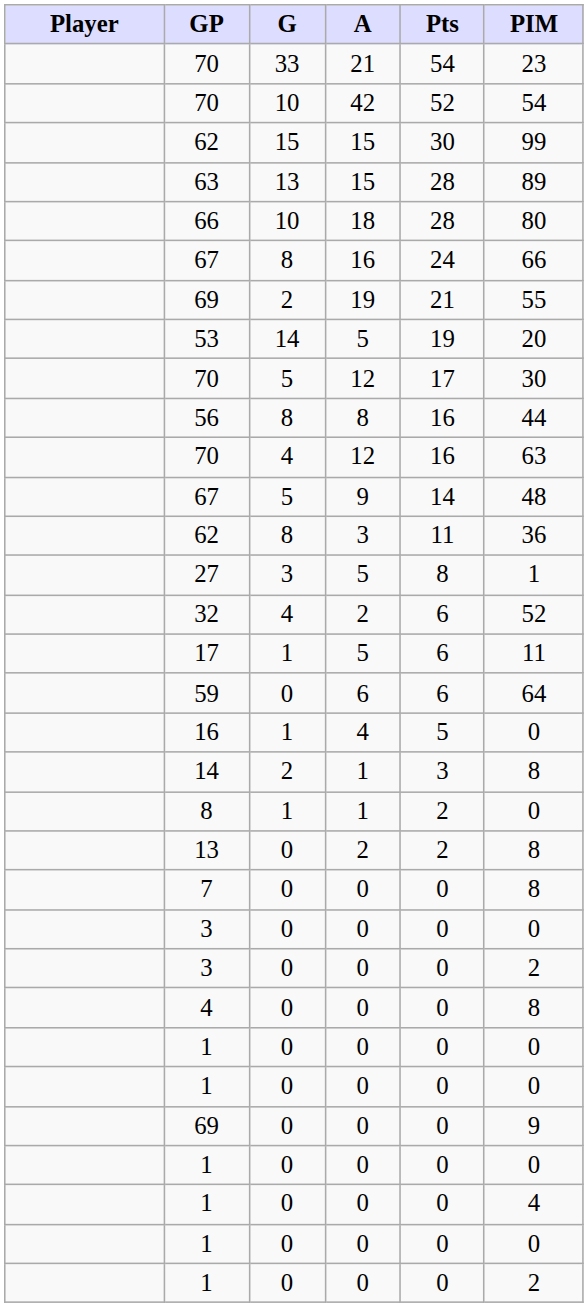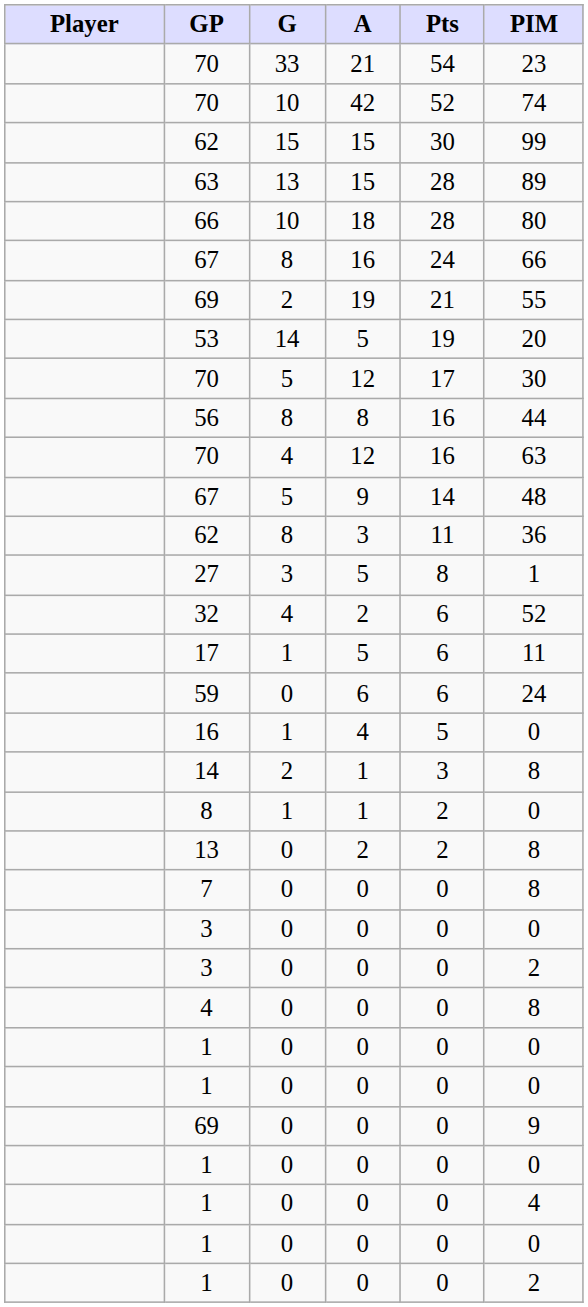(534, 102) 54 -> (534, 102) 74
(534, 692) 64 -> (534, 692) 24
